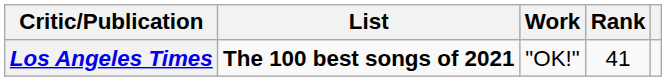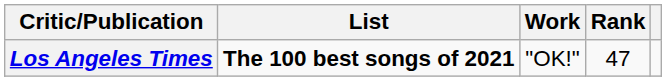(618, 57) 41 -> (618, 57) 47
